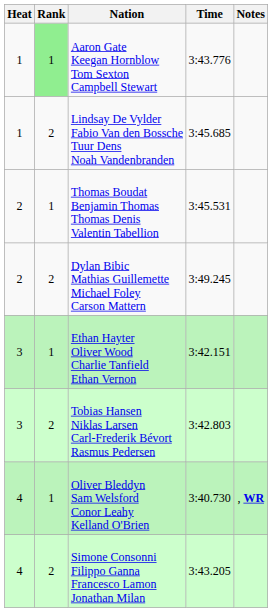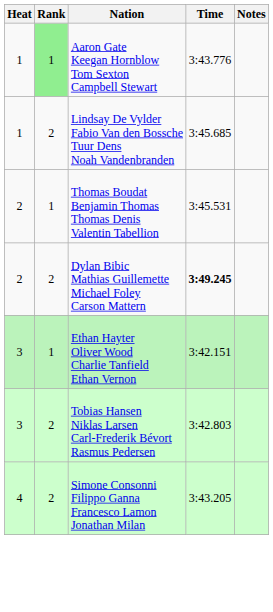(210, 279) normal -> (210, 279) bold
- row: (110, 504)
